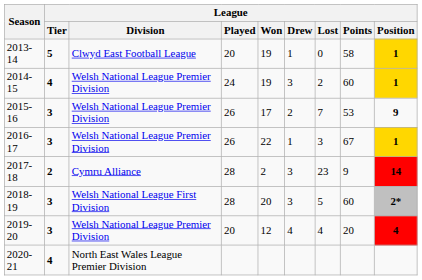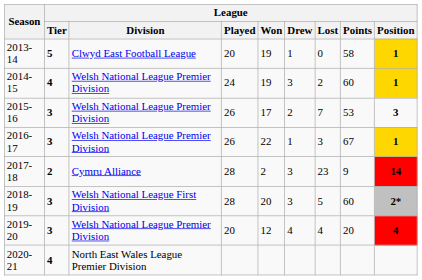(396, 112) 9 -> (396, 112) 3
